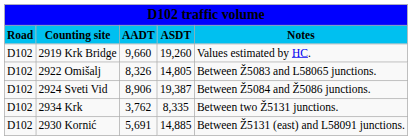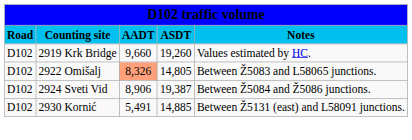(138, 71) no background -> (138, 71) lightsalmon background
- row: (60, 107)
(138, 126) 5,691 -> (138, 107) 5,491
